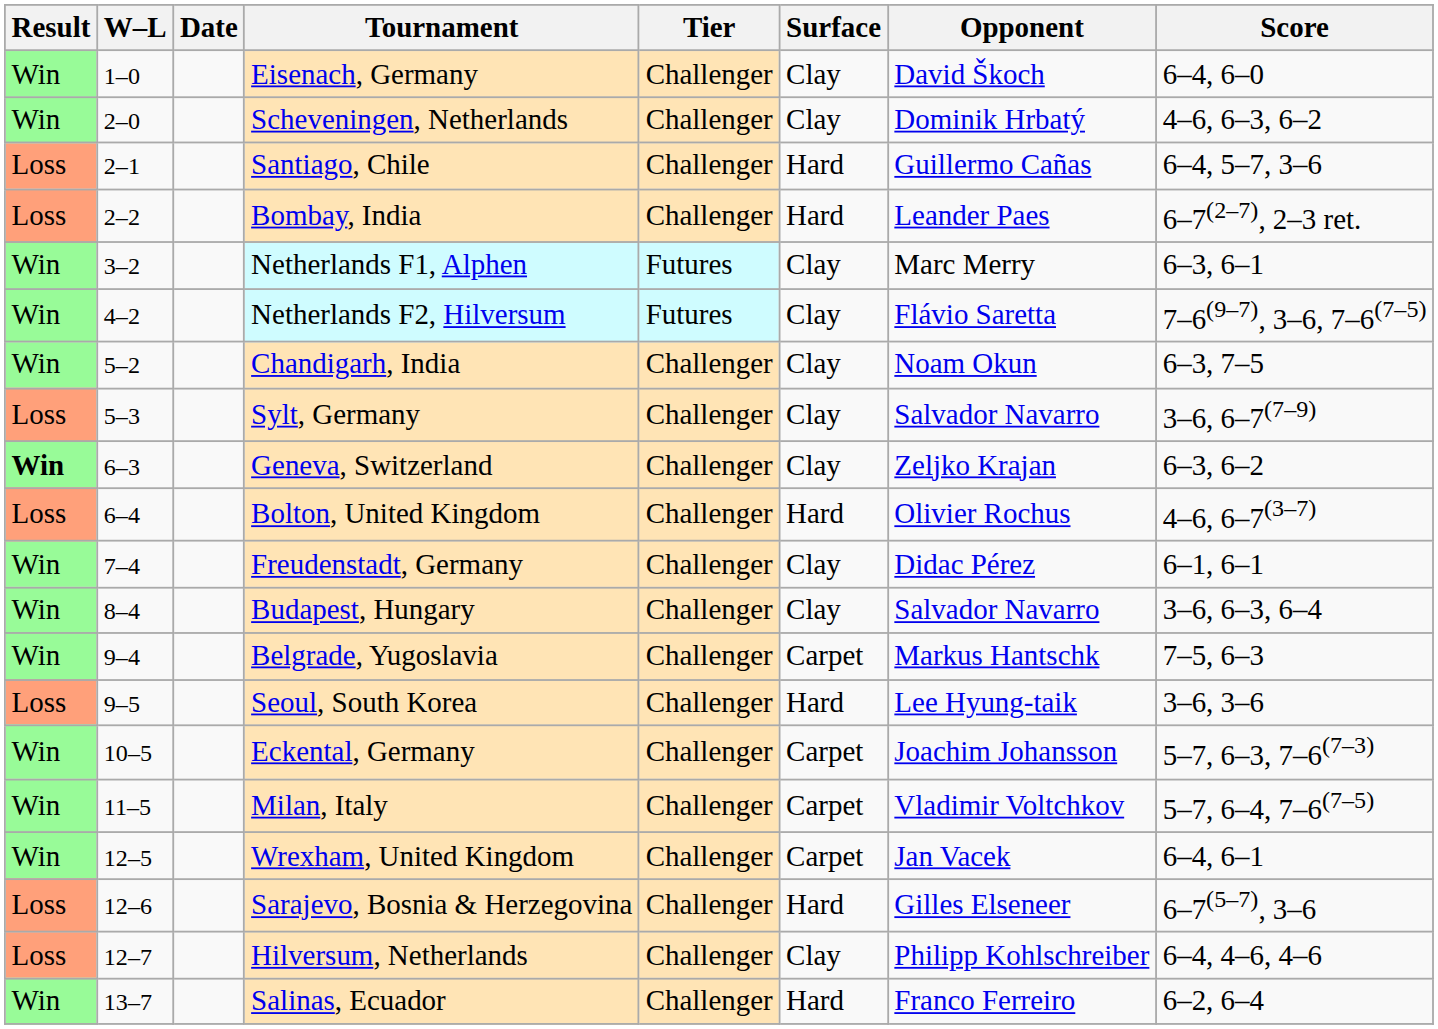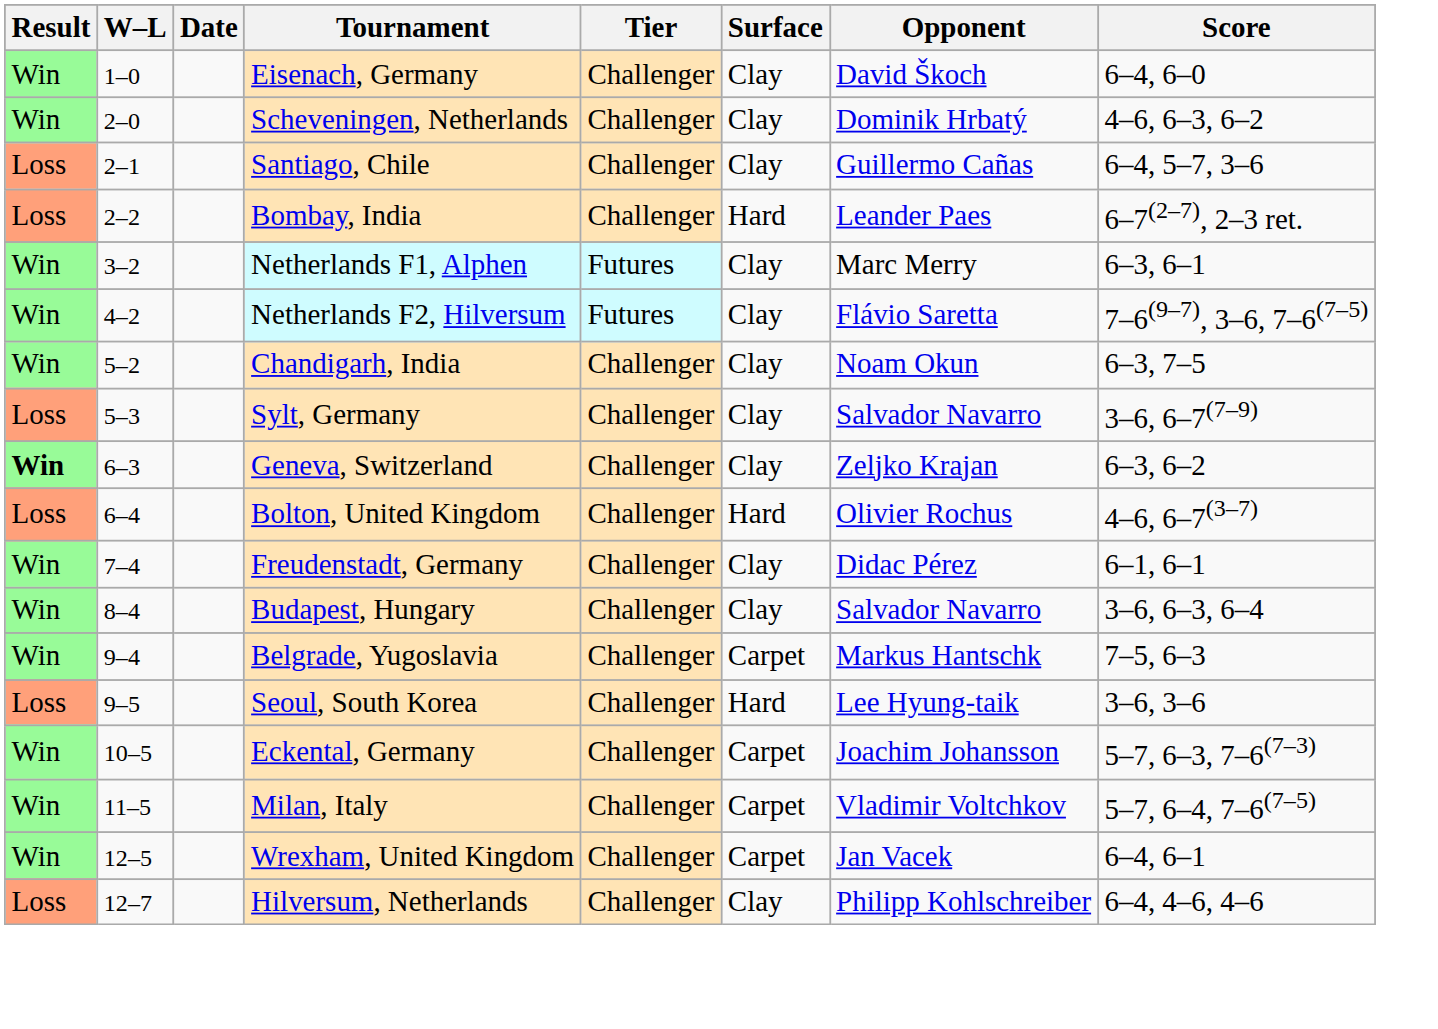(815, 165) Hard -> (755, 165) Clay
- row: (442, 905)
- row: (348, 1000)
